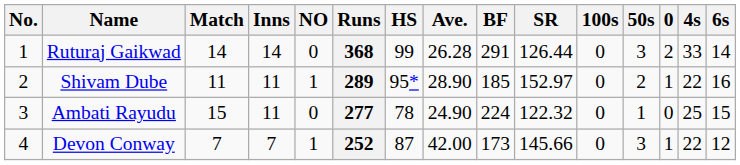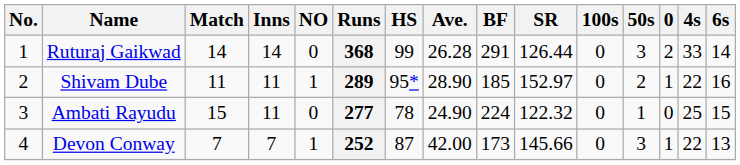(721, 143) 12 -> (721, 143) 13
